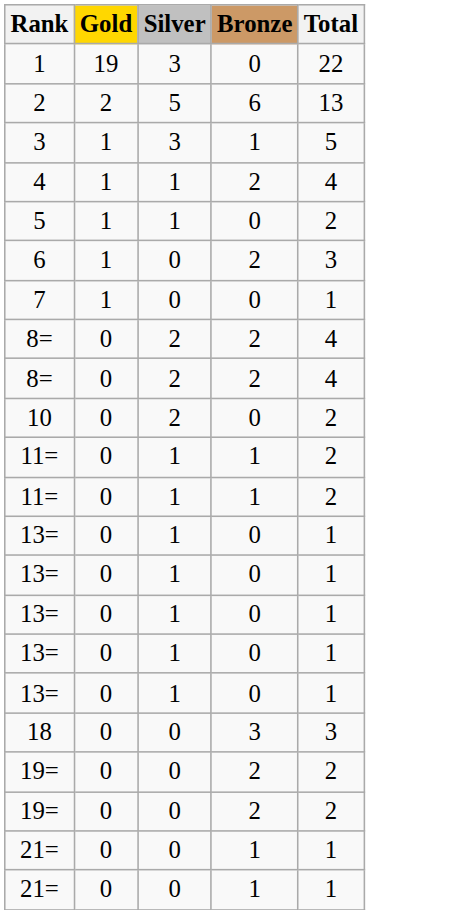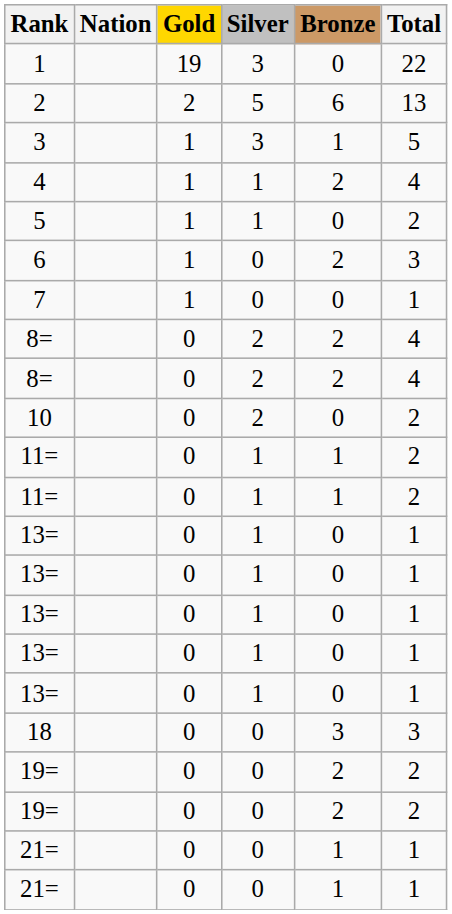+ column: (116, 24)
